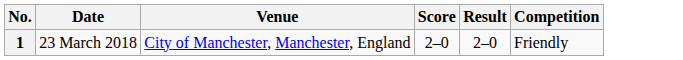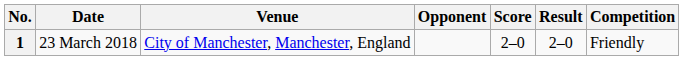+ column: (452, 17)
